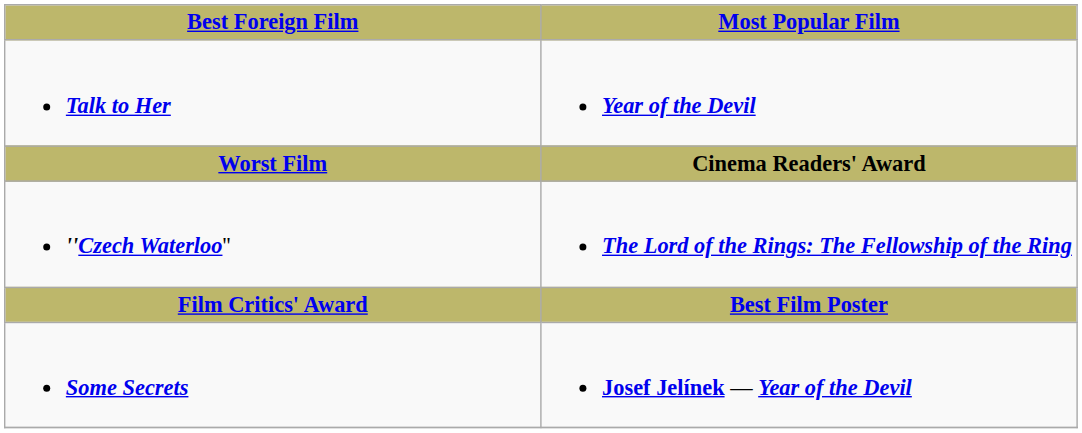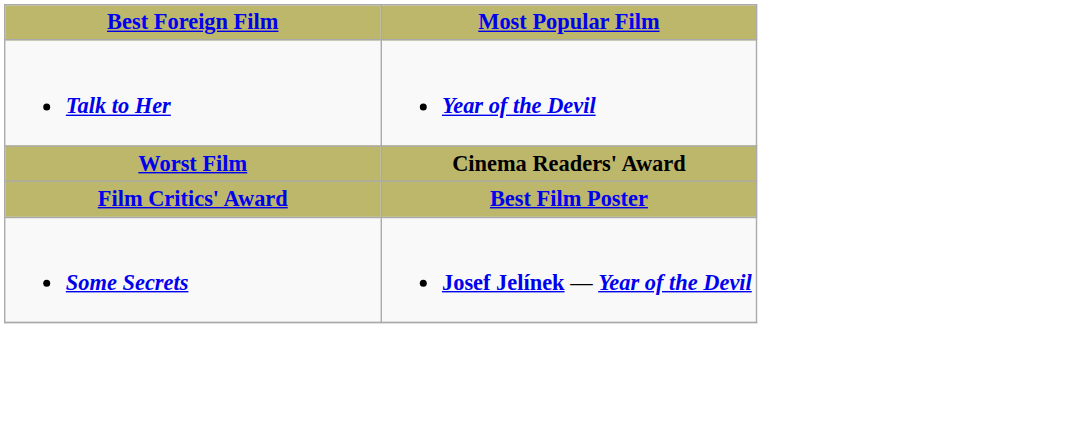- row: (273, 247)
